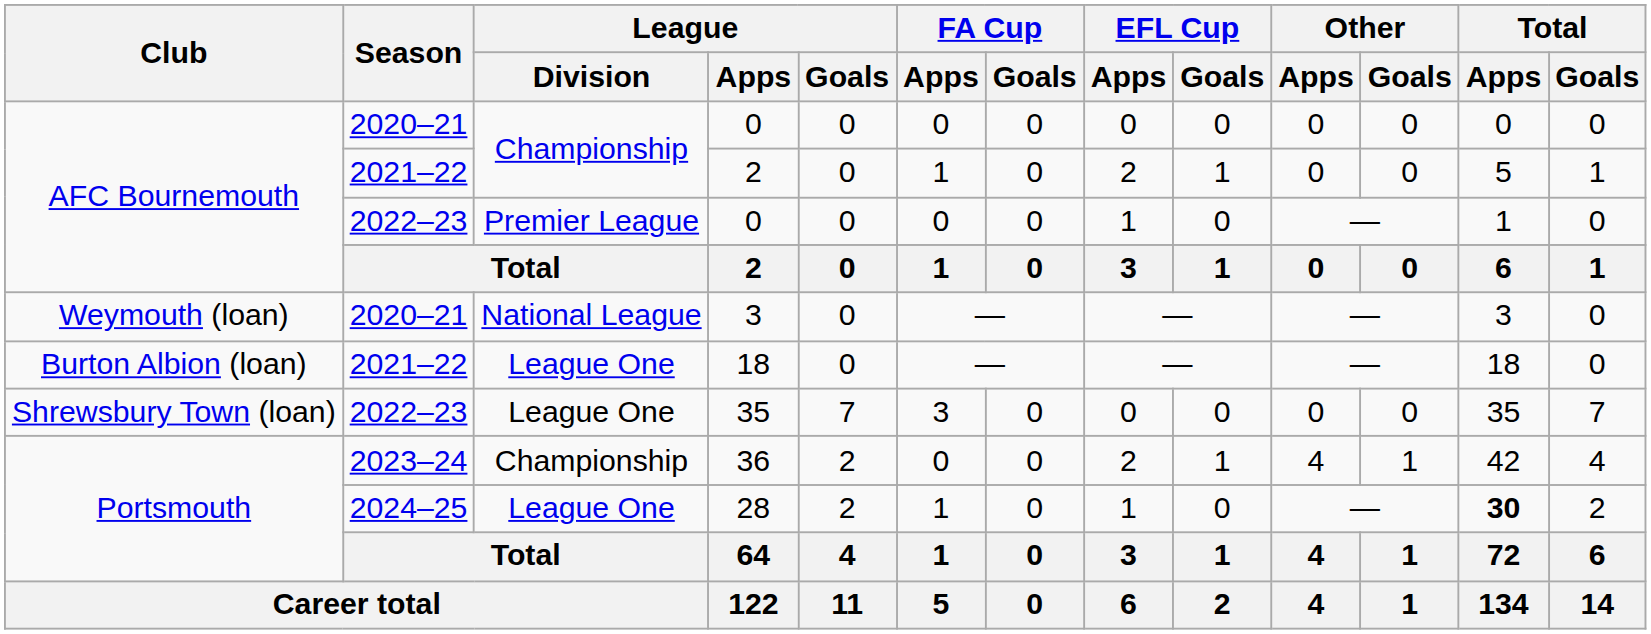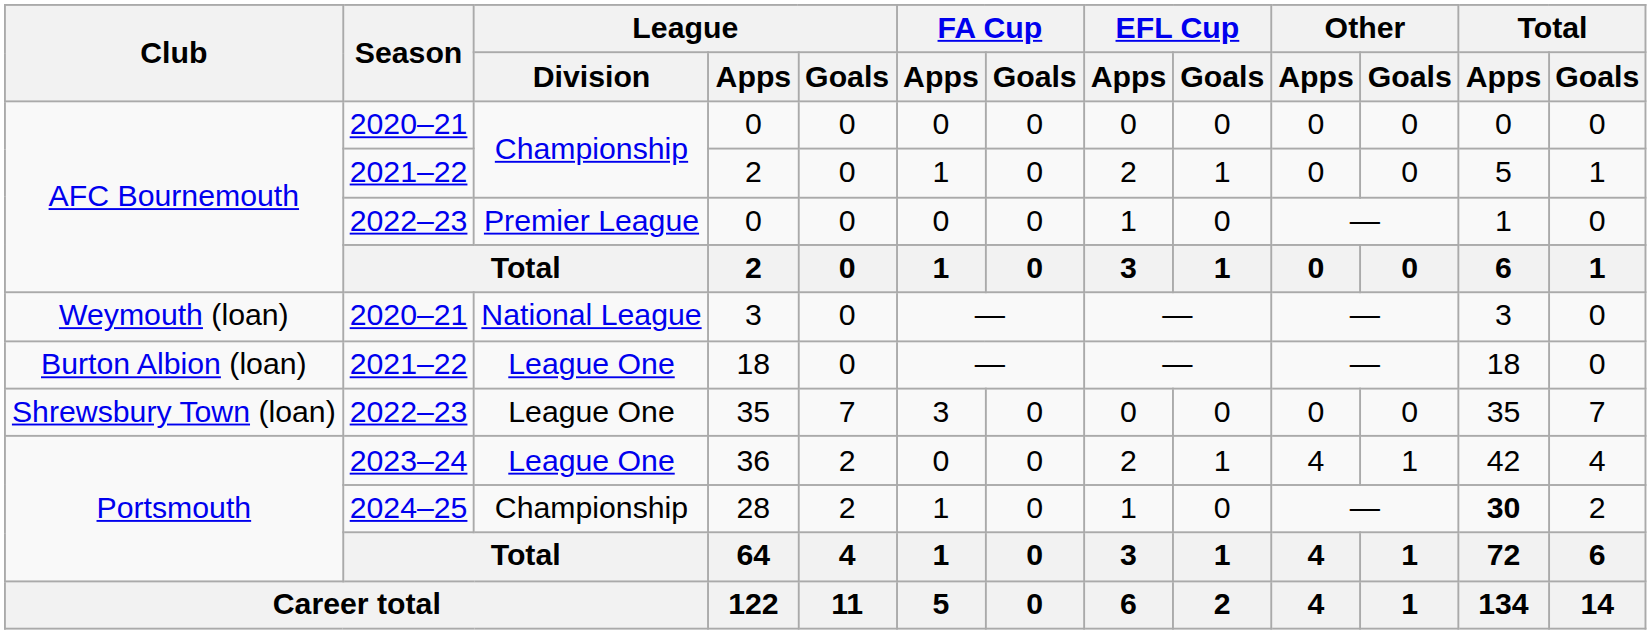(591, 460) Championship -> (592, 460) League One
(592, 508) League One -> (591, 508) Championship
